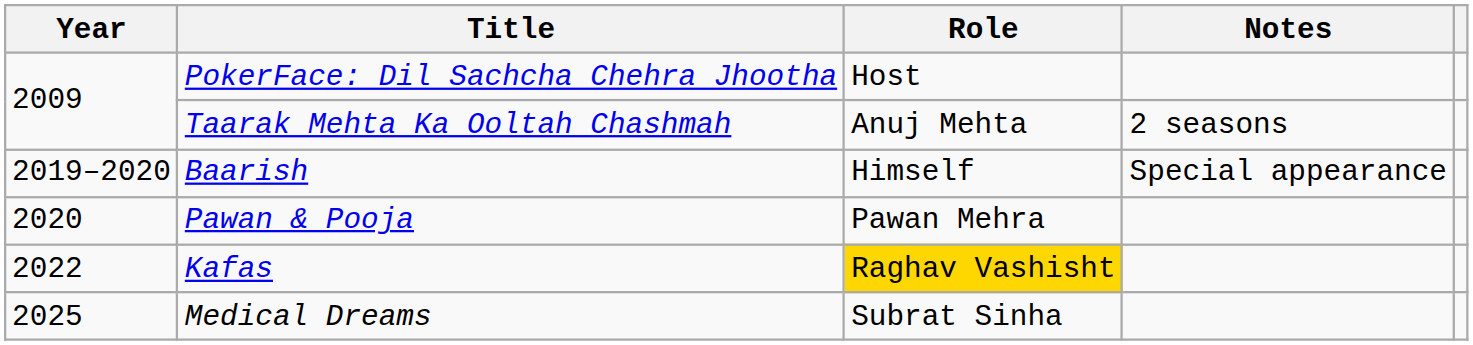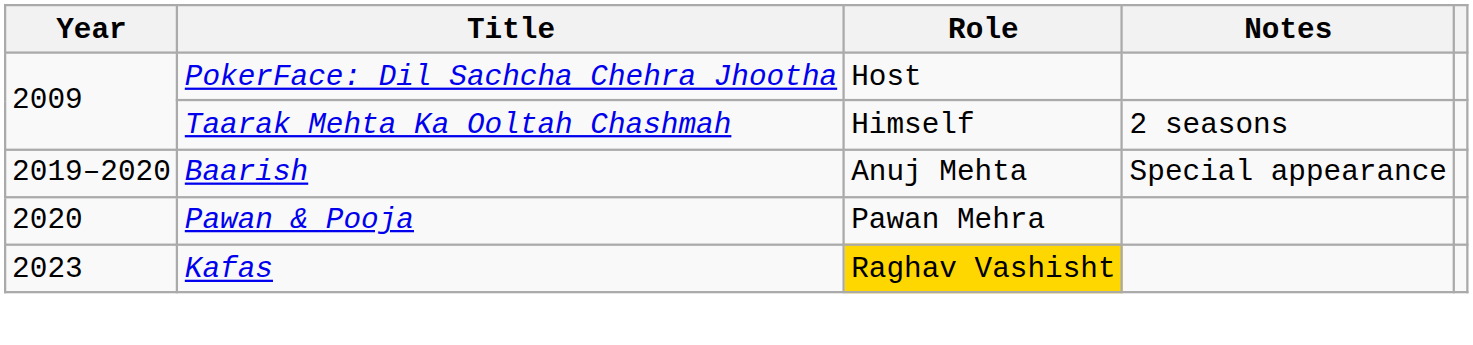(939, 125) Anuj Mehta -> (913, 125) Himself
(913, 173) Himself -> (939, 173) Anuj Mehta
(47, 268) 2022 -> (47, 268) 2023
- row: (308, 316)
